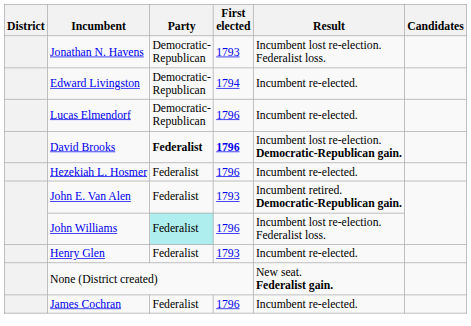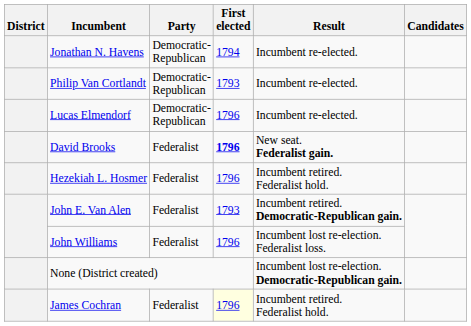(228, 51) 1793 -> (228, 51) 1794
(319, 51) Incumbent lost re-election. Federalist loss. -> (307, 51) Incumbent re-elected.
- row: (95, 83)
+ row: (98, 83)
(177, 146) bold -> (175, 146) normal
(329, 146) Incumbent lost re-election. Democratic-Republican gain. -> (295, 146) New seat. Federalist gain.
(307, 172) Incumbent re-elected. -> (299, 178) Incumbent retired. Federalist hold.
(175, 228) paleturquoise background -> (175, 241) no background
- row: (77, 253)
(295, 279) New seat. Federalist gain. -> (329, 273) Incumbent lost re-election. Democratic-Republican gain.
(228, 304) no background -> (228, 305) lightyellow background
(307, 304) Incumbent re-elected. -> (299, 305) Incumbent retired. Federalist hold.
